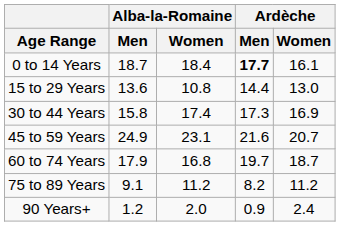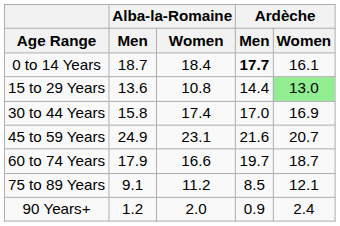(304, 88) no background -> (304, 88) lightgreen background
(254, 112) 17.3 -> (254, 112) 17.0
(196, 161) 16.8 -> (196, 161) 16.6
(254, 185) 8.2 -> (254, 185) 8.5
(304, 185) 11.2 -> (304, 185) 12.1
